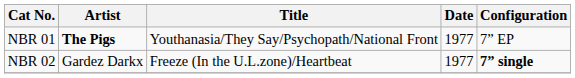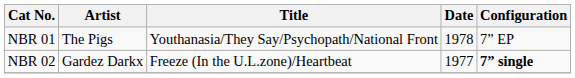(89, 38) bold -> (87, 38) normal
(459, 38) 1977 -> (459, 38) 1978
